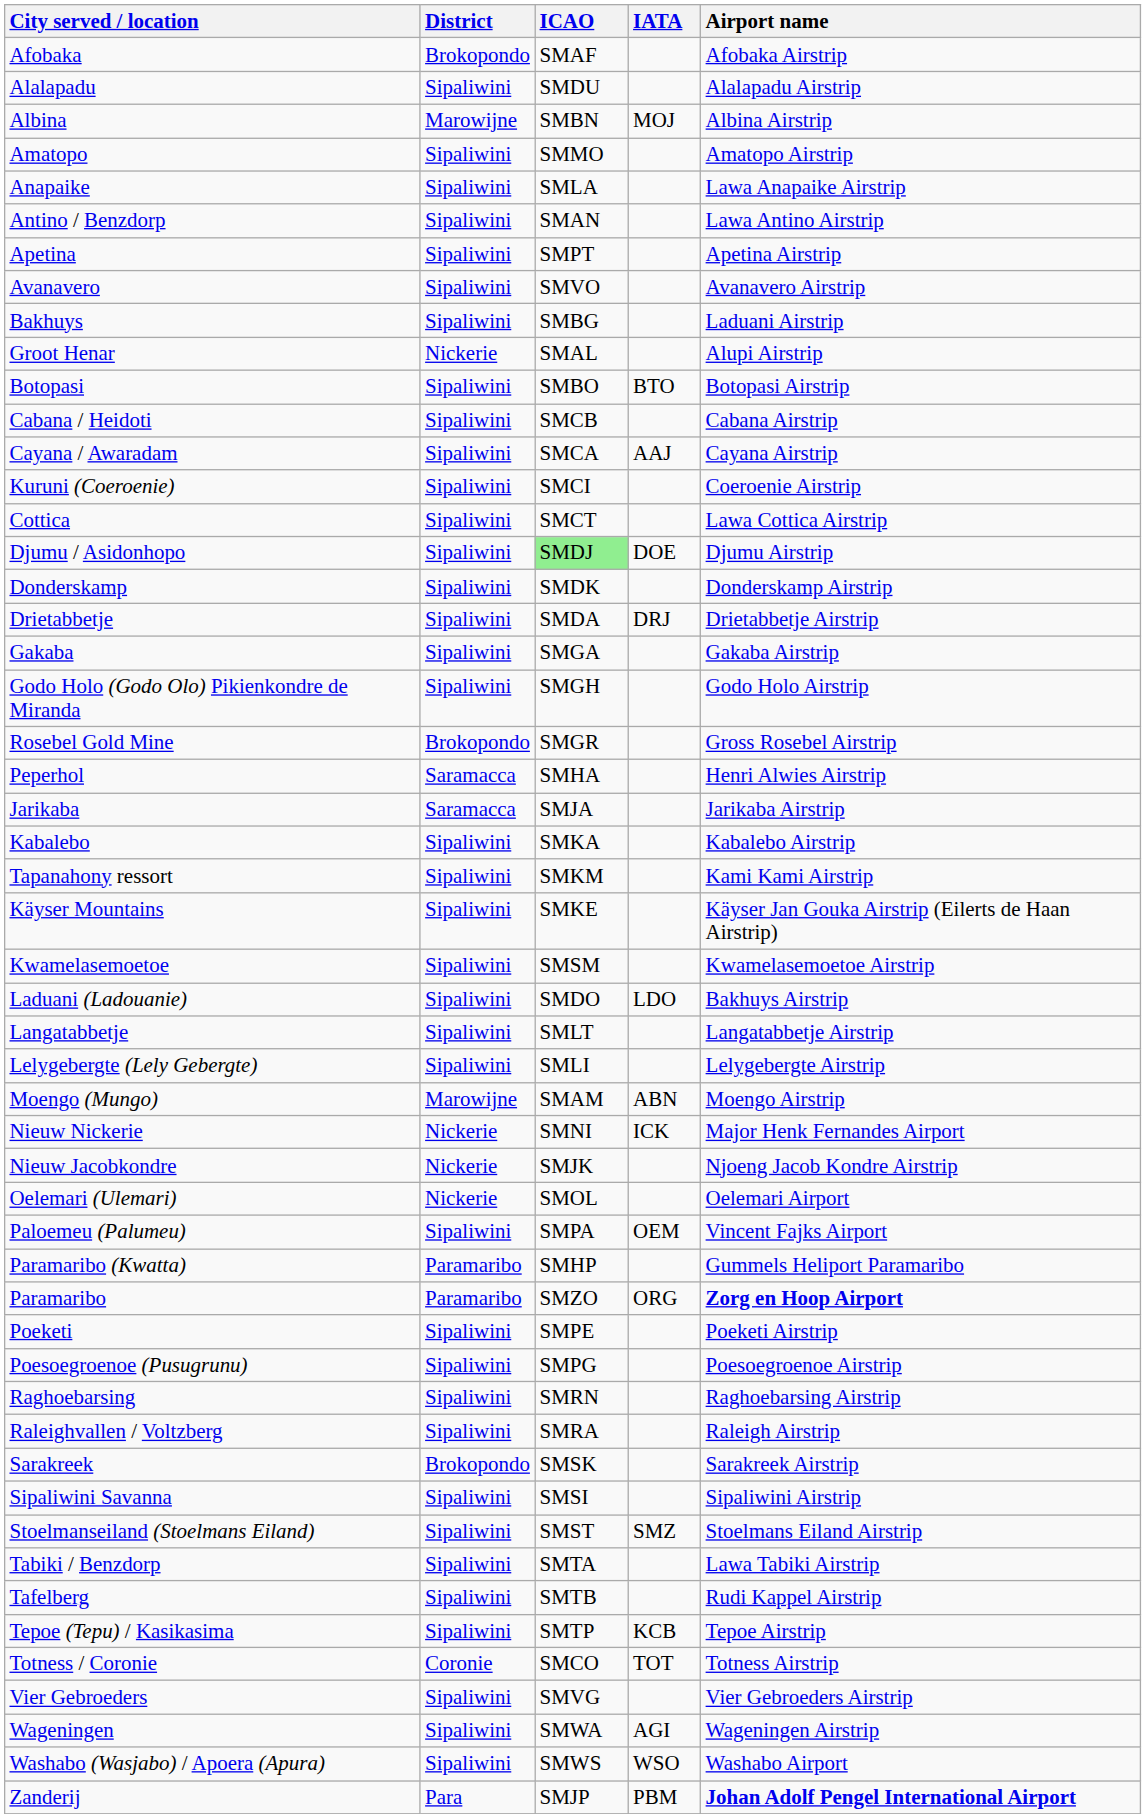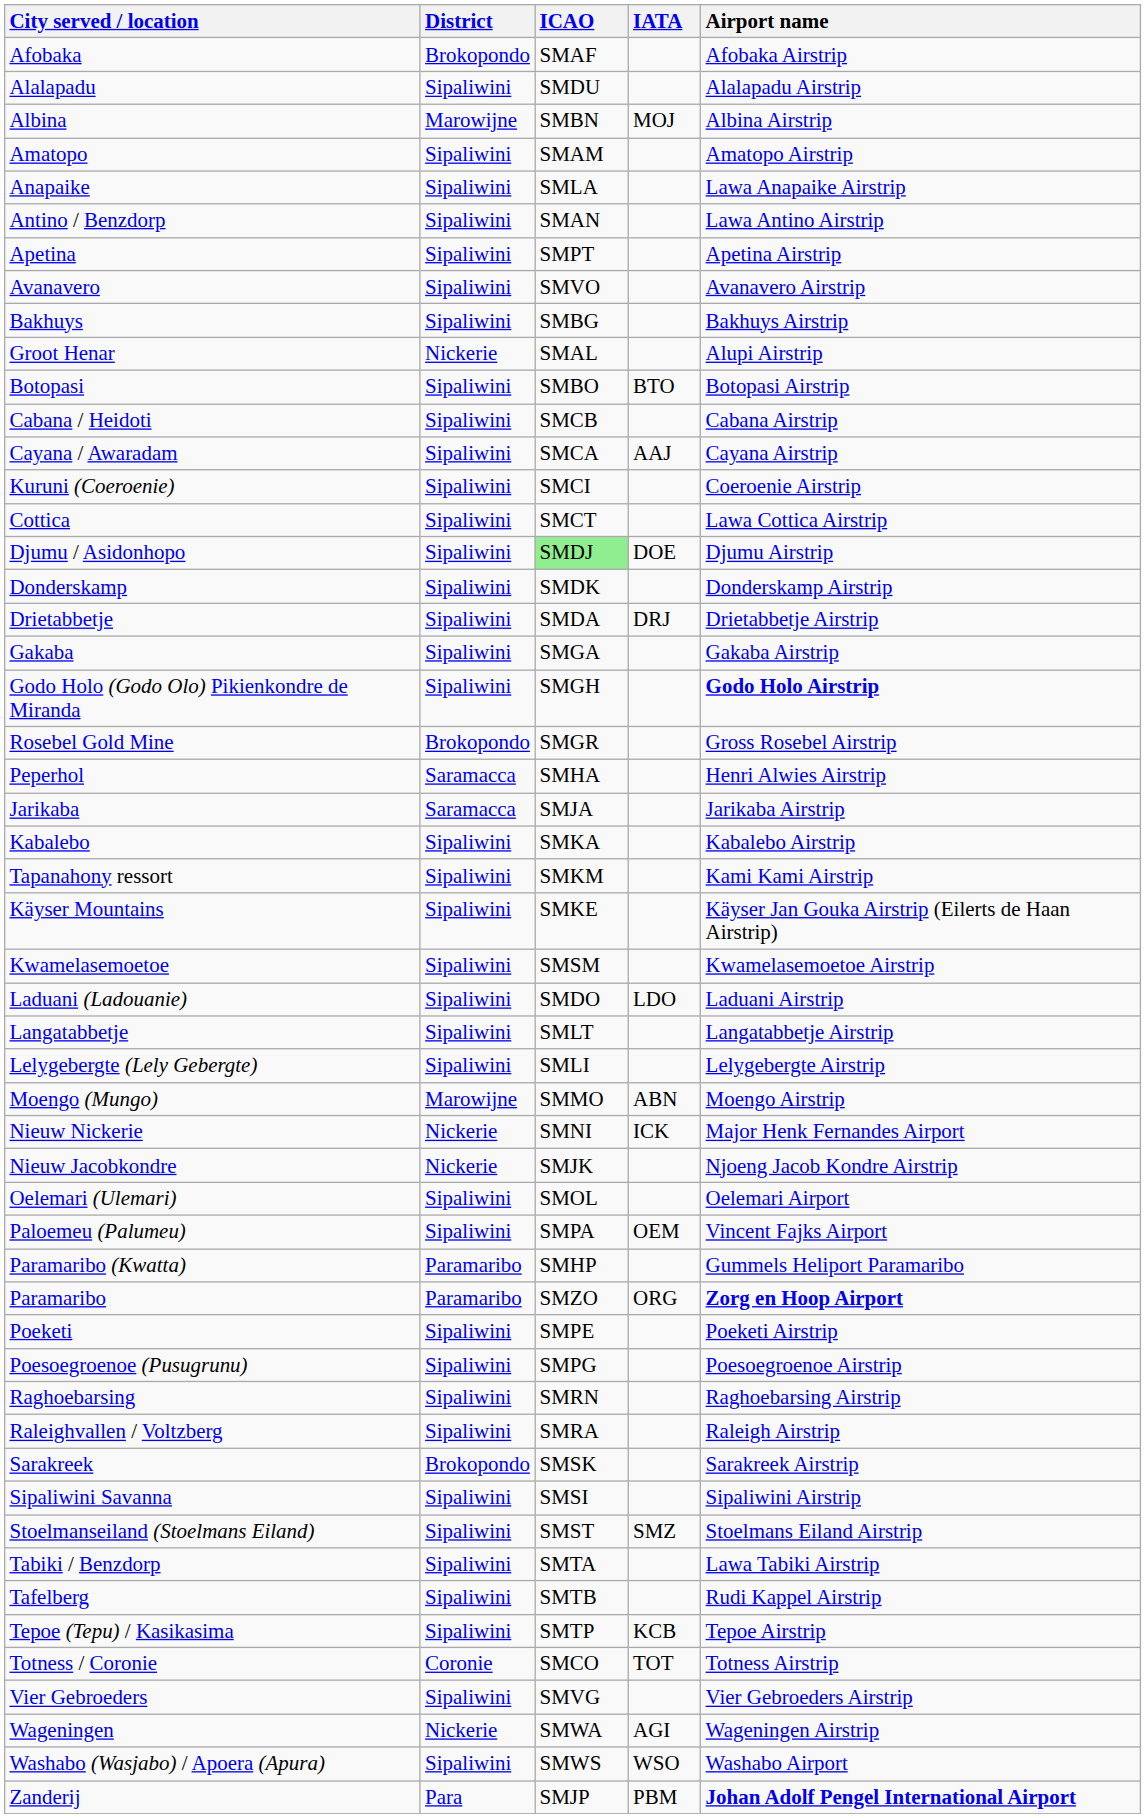(572, 154) SMMO -> (572, 154) SMAM
(775, 320) Laduani Airstrip -> (777, 320) Bakhuys Airstrip
(787, 685) normal -> (792, 685) bold
(777, 999) Bakhuys Airstrip -> (775, 999) Laduani Airstrip
(572, 1098) SMAM -> (572, 1098) SMMO
(461, 1198) Nickerie -> (468, 1198) Sipaliwini
(468, 1730) Sipaliwini -> (461, 1730) Nickerie
